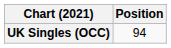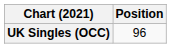(139, 33) 94 -> (139, 33) 96
